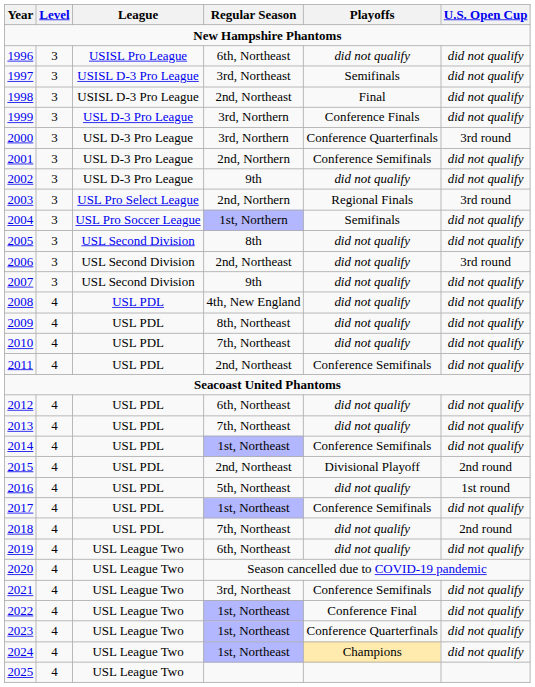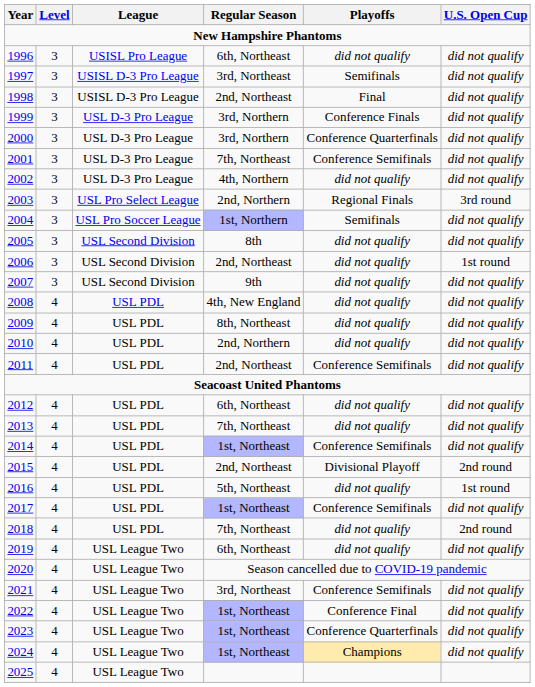(486, 138) 3rd round -> (486, 138) did not qualify
(254, 158) 2nd, Northern -> (254, 158) 7th, Northeast
(254, 179) 9th -> (254, 179) 4th, Northern
(486, 261) 3rd round -> (486, 261) 1st round
(254, 343) 7th, Northeast -> (254, 343) 2nd, Northern
